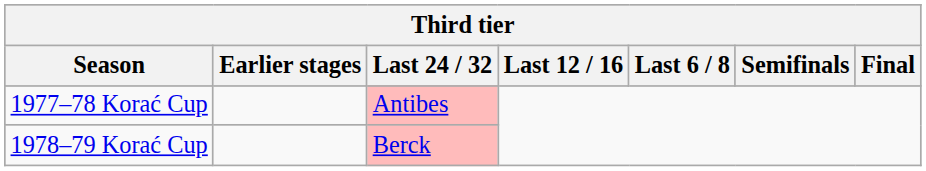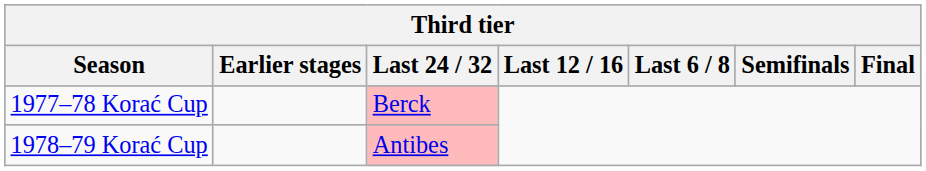(411, 105) Antibes -> (402, 105) Berck
(402, 145) Berck -> (411, 145) Antibes
